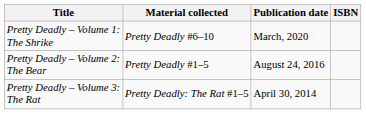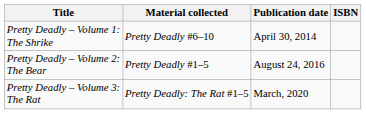(281, 36) March, 2020 -> (285, 36) April 30, 2014
(285, 94) April 30, 2014 -> (281, 94) March, 2020
